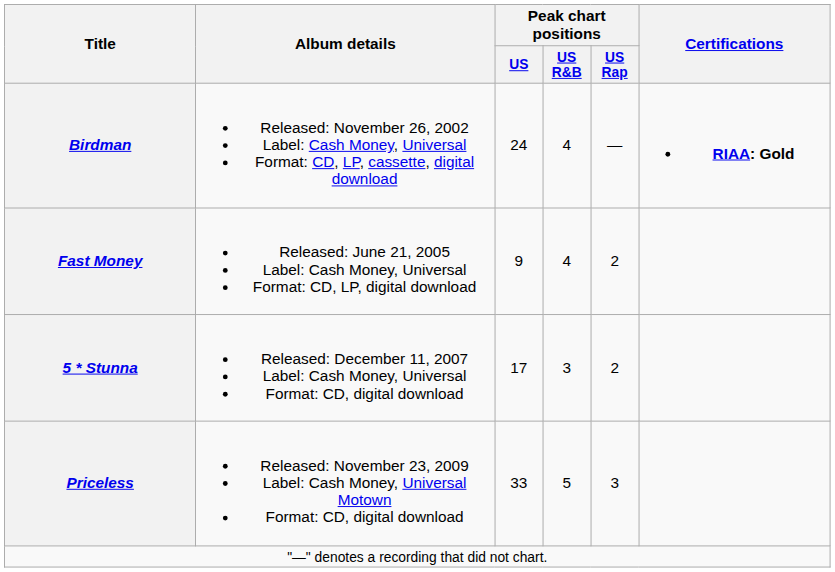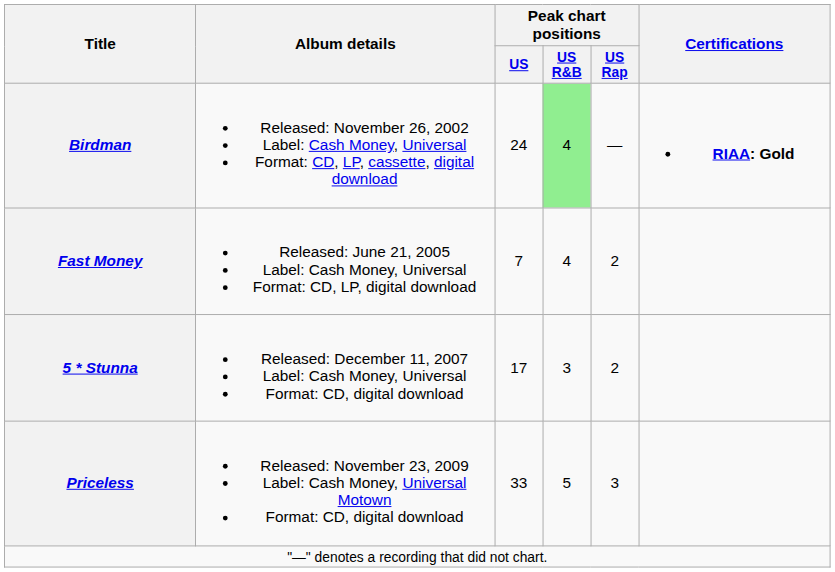(567, 145) no background -> (567, 145) lightgreen background
(519, 260) 9 -> (519, 260) 7
